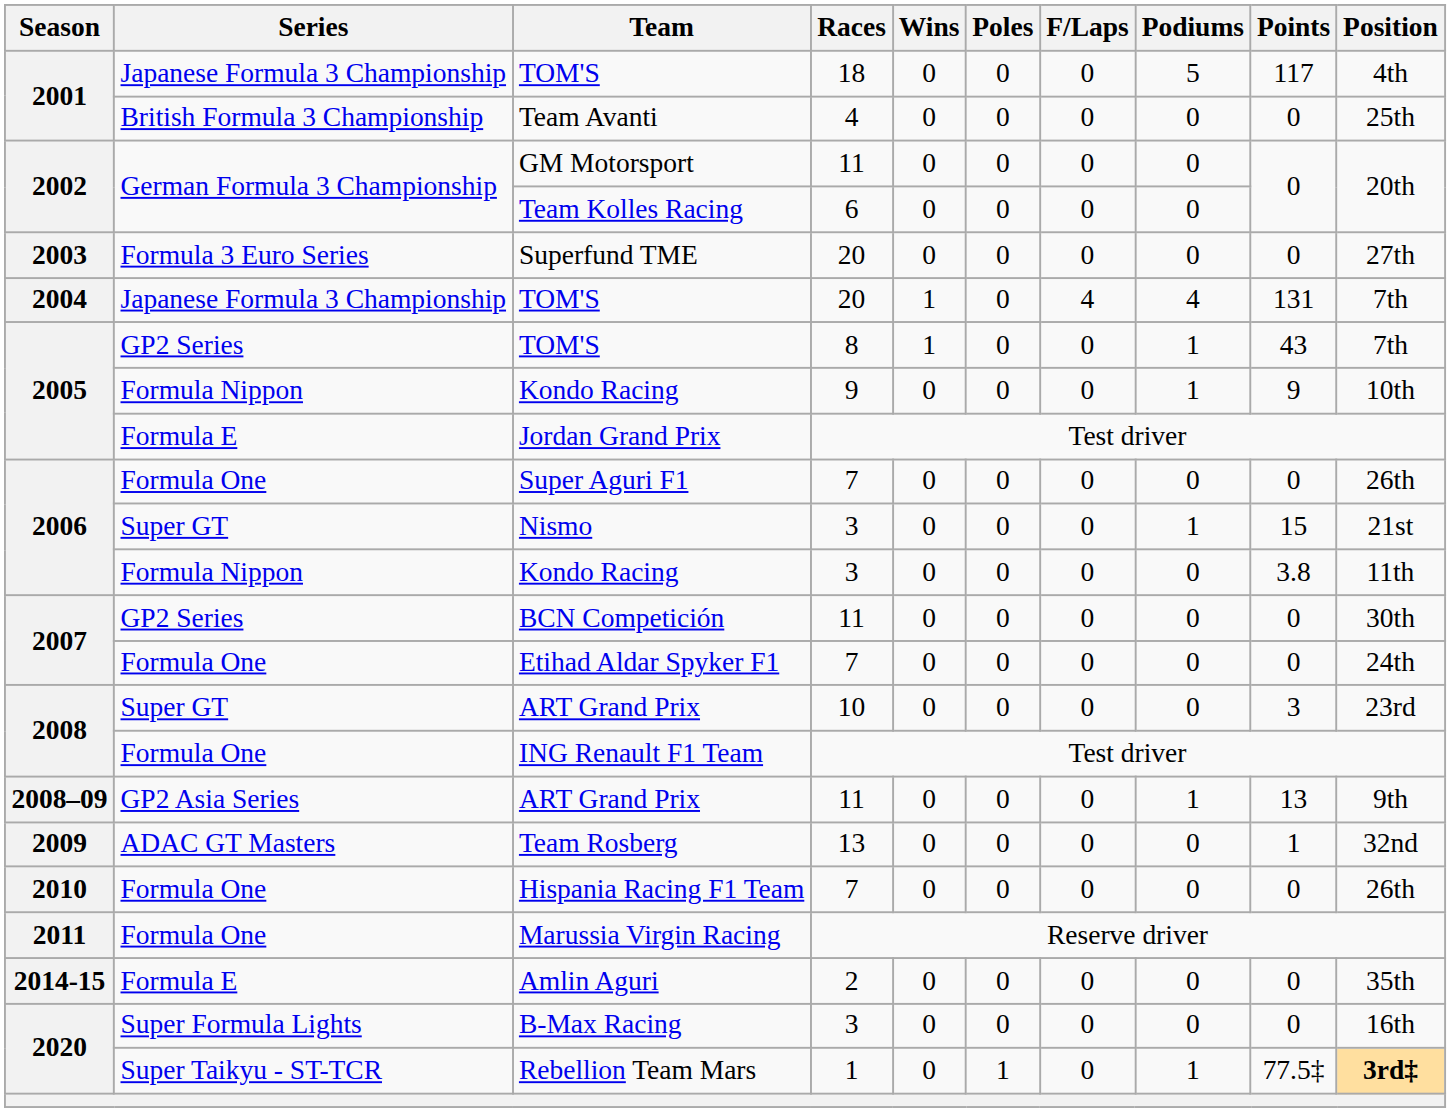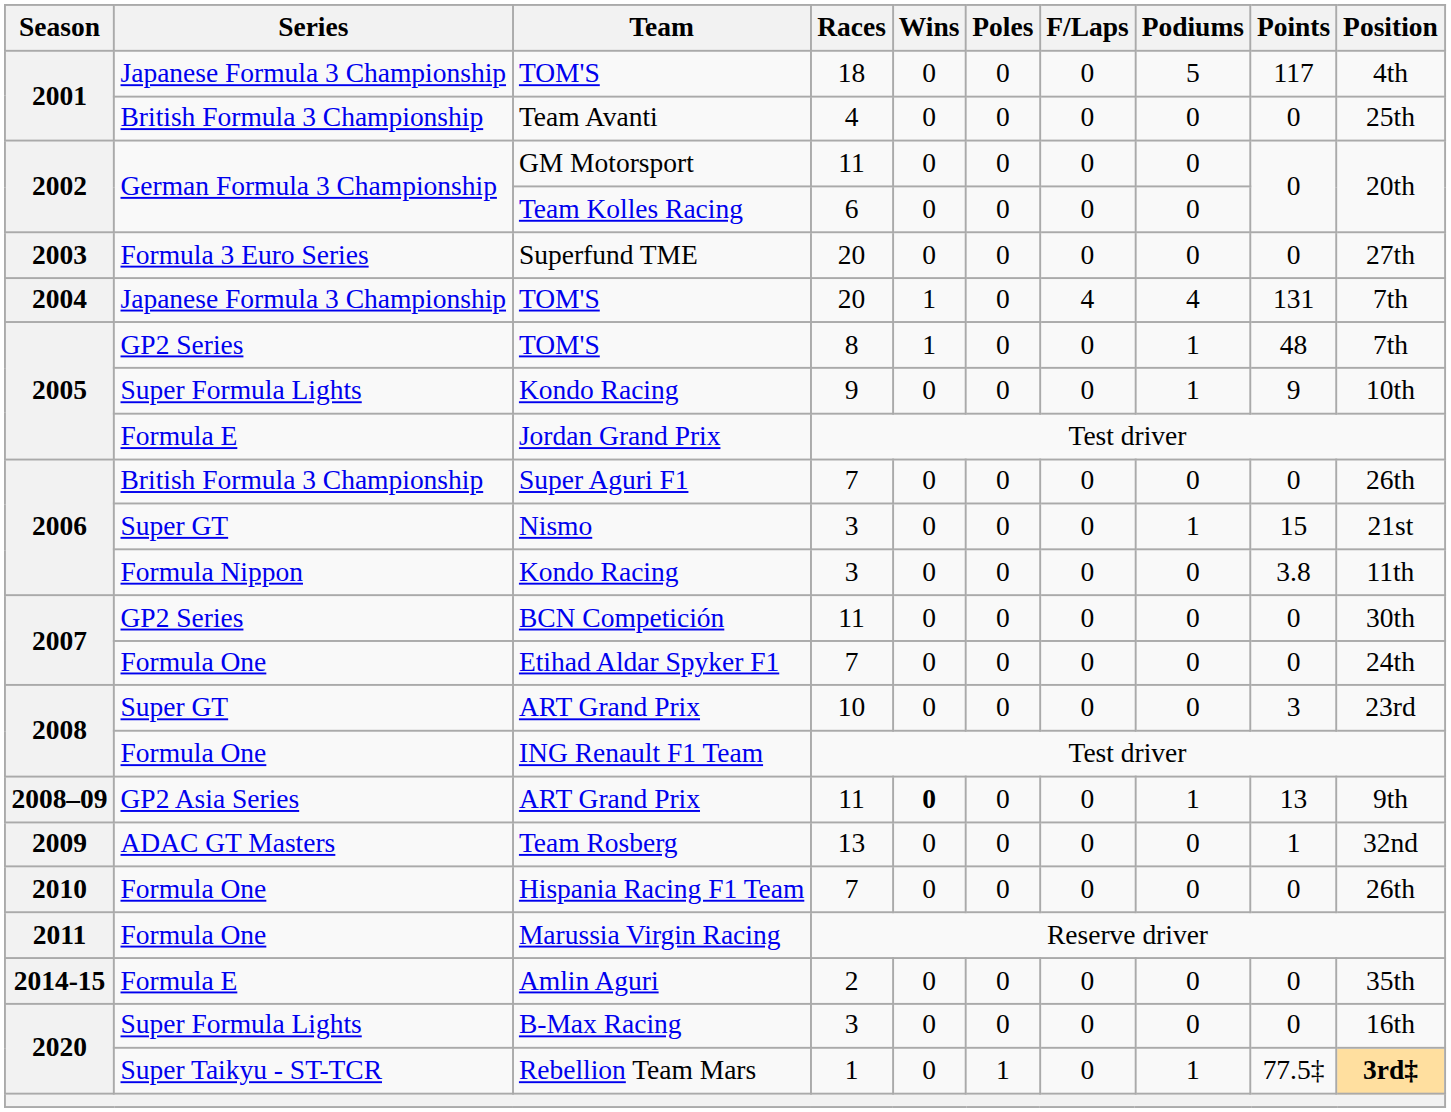(1294, 345) 43 -> (1294, 345) 48
(212, 390) Formula Nippon -> (241, 390) Super Formula Lights
(193, 481) Formula One -> (302, 481) British Formula 3 Championship
(929, 798) normal -> (929, 798) bold
